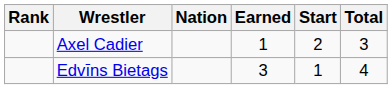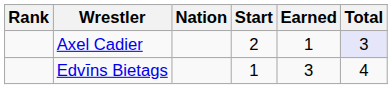columns swapped: (318, 17) <-> (263, 17)
(364, 44) no background -> (364, 44) lavender background
